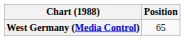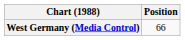(161, 27) 65 -> (161, 27) 66
